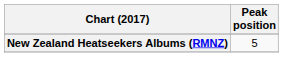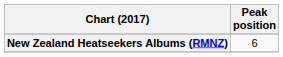(255, 43) 5 -> (255, 43) 6
